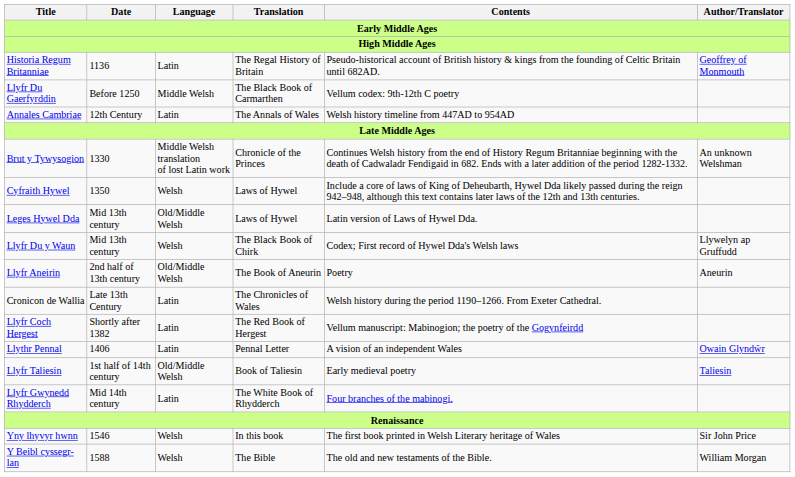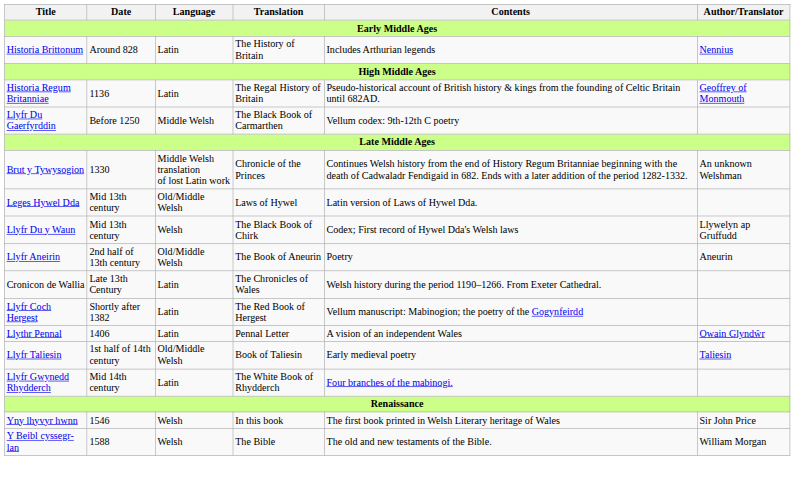+ row: (45, 50)
- row: (44, 115)
- row: (38, 191)
